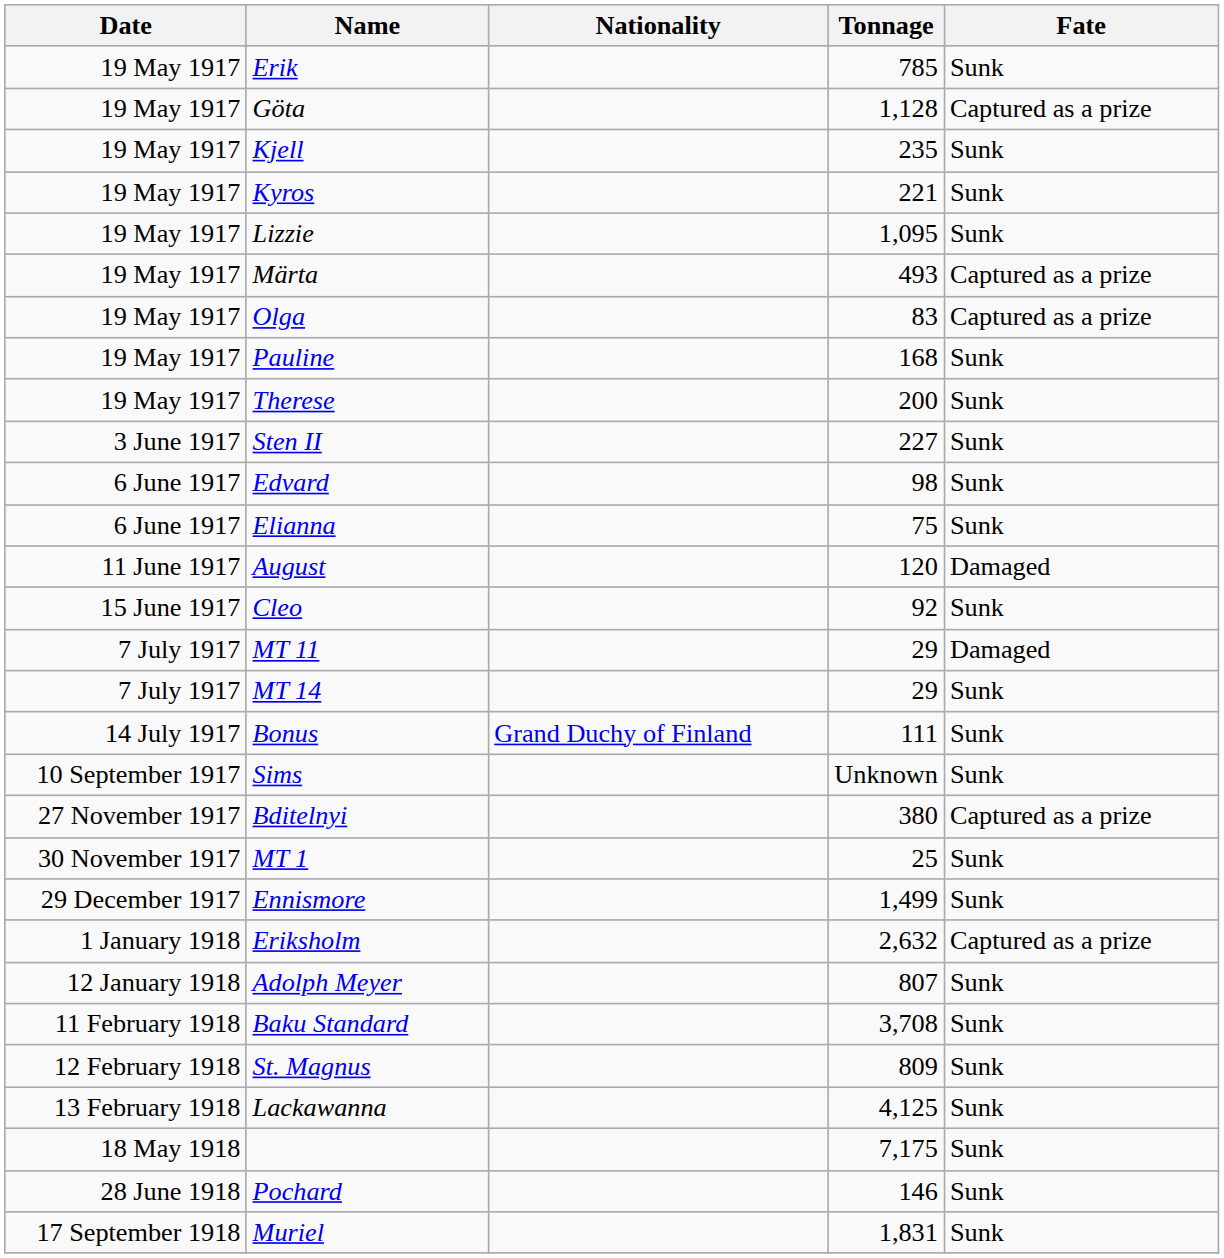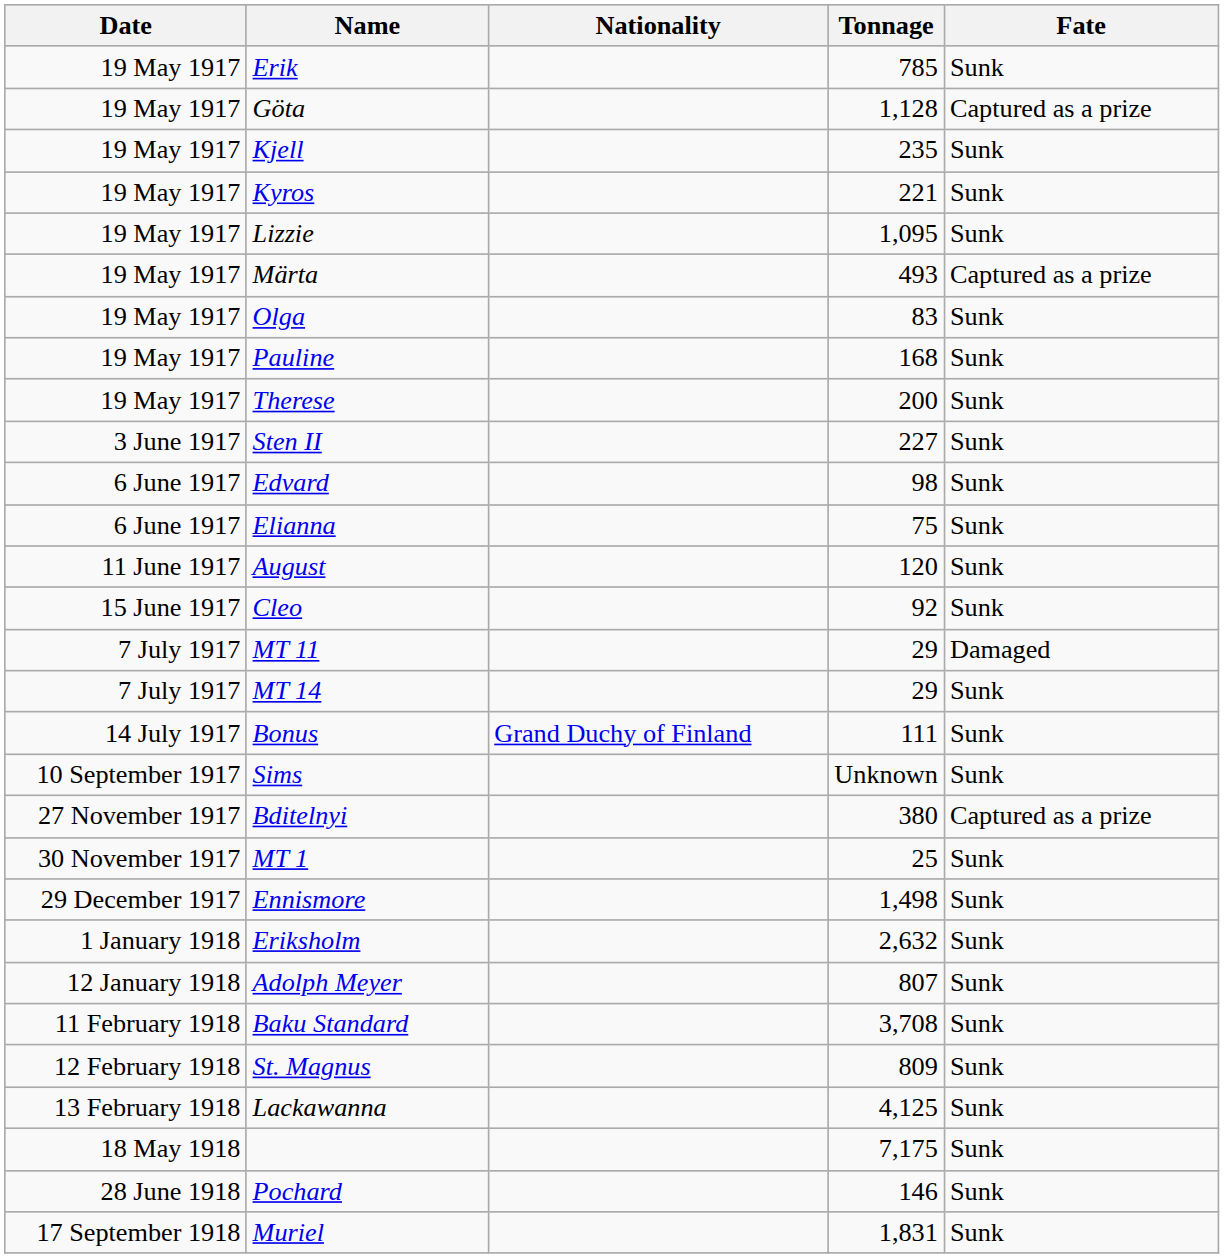(1051, 316) Captured as a prize -> (977, 316) Sunk
(1000, 566) Damaged -> (977, 566) Sunk
(908, 899) 1,499 -> (908, 899) 1,498
(1051, 940) Captured as a prize -> (977, 940) Sunk
